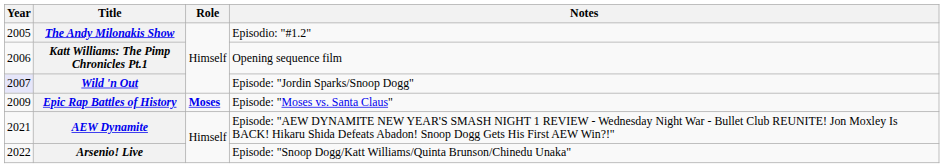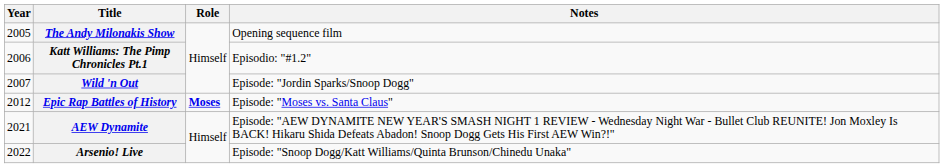(272, 32) Episodio: "#1.2" -> (287, 32) Opening sequence film
(287, 58) Opening sequence film -> (272, 58) Episodio: "#1.2"
(19, 83) lavender background -> (19, 83) no background
(19, 102) 2009 -> (19, 102) 2012
